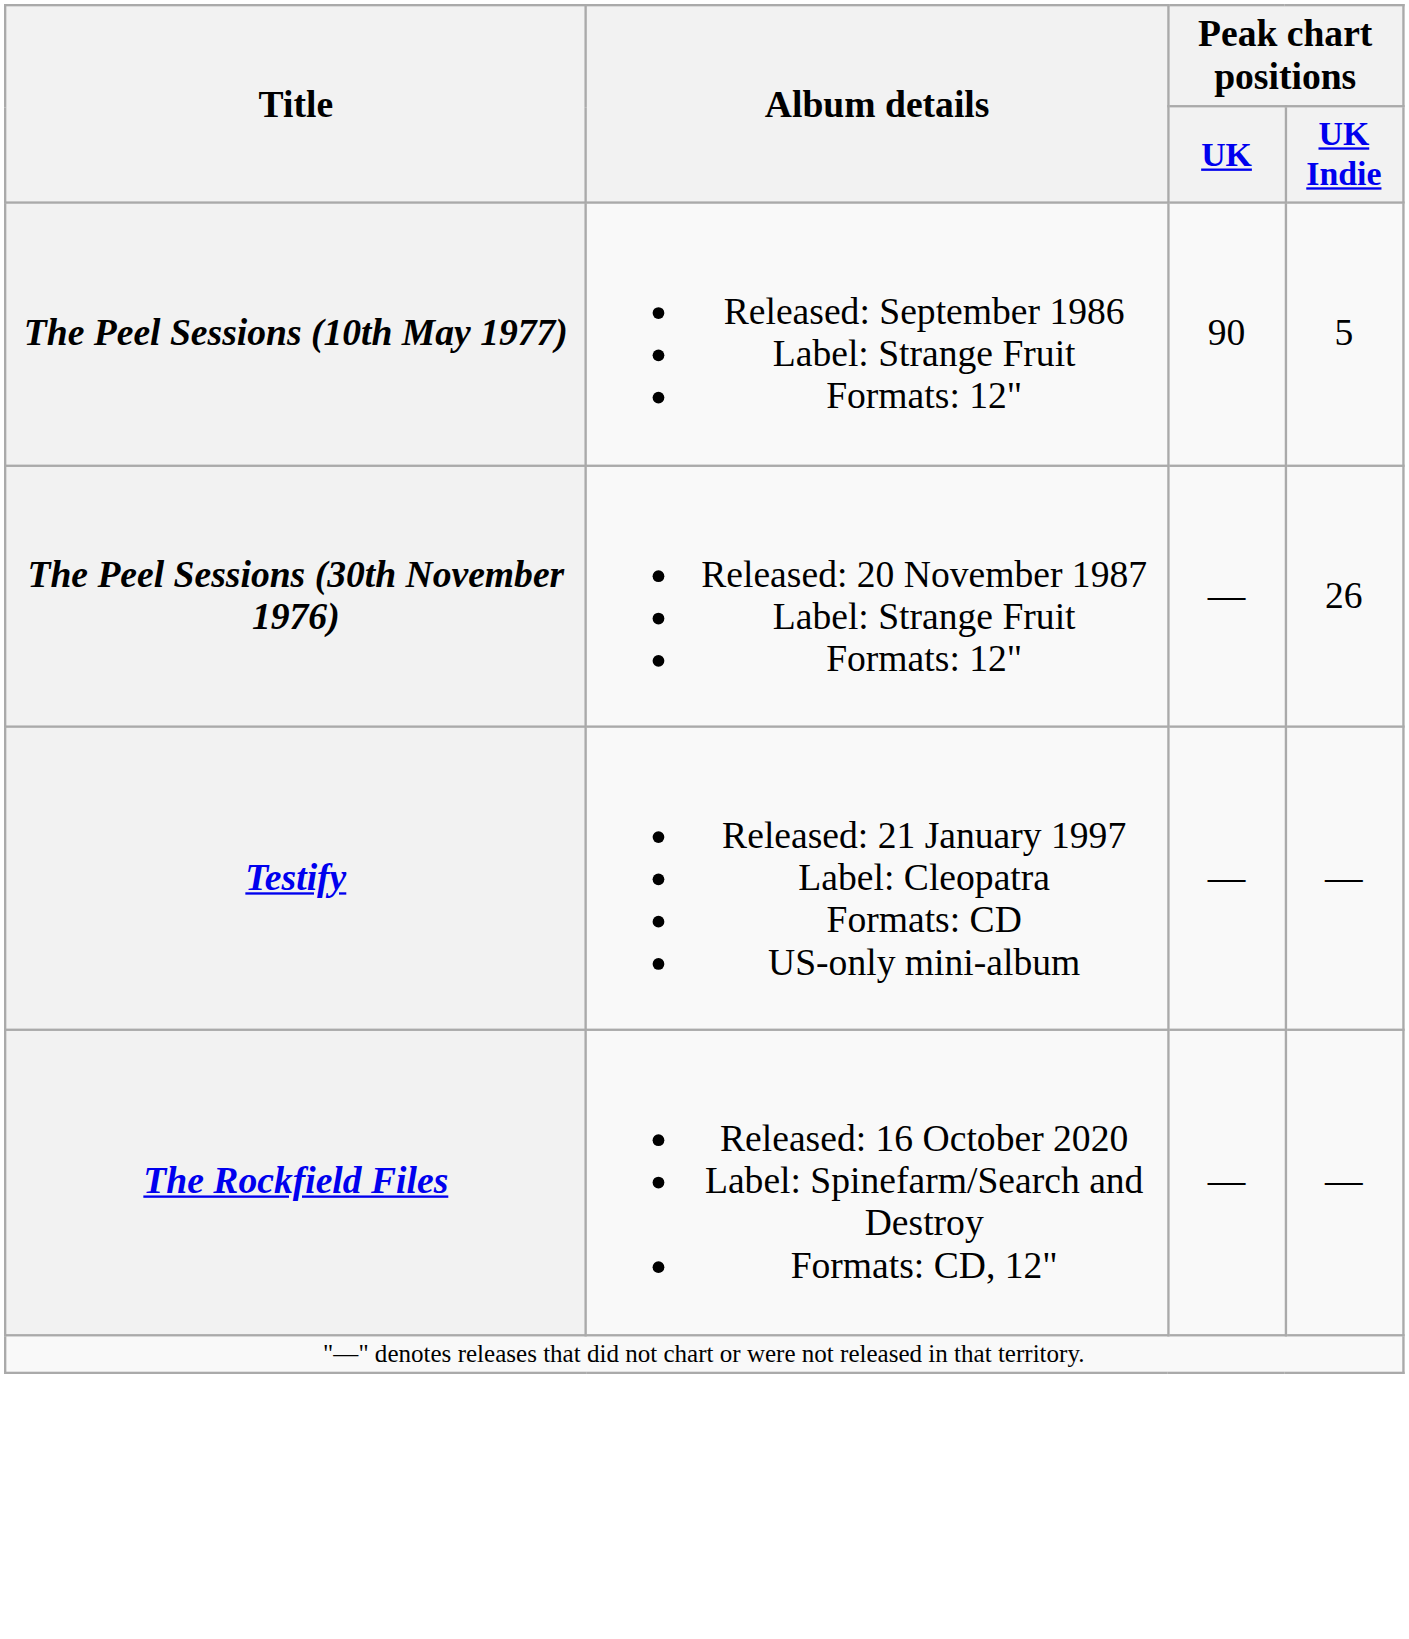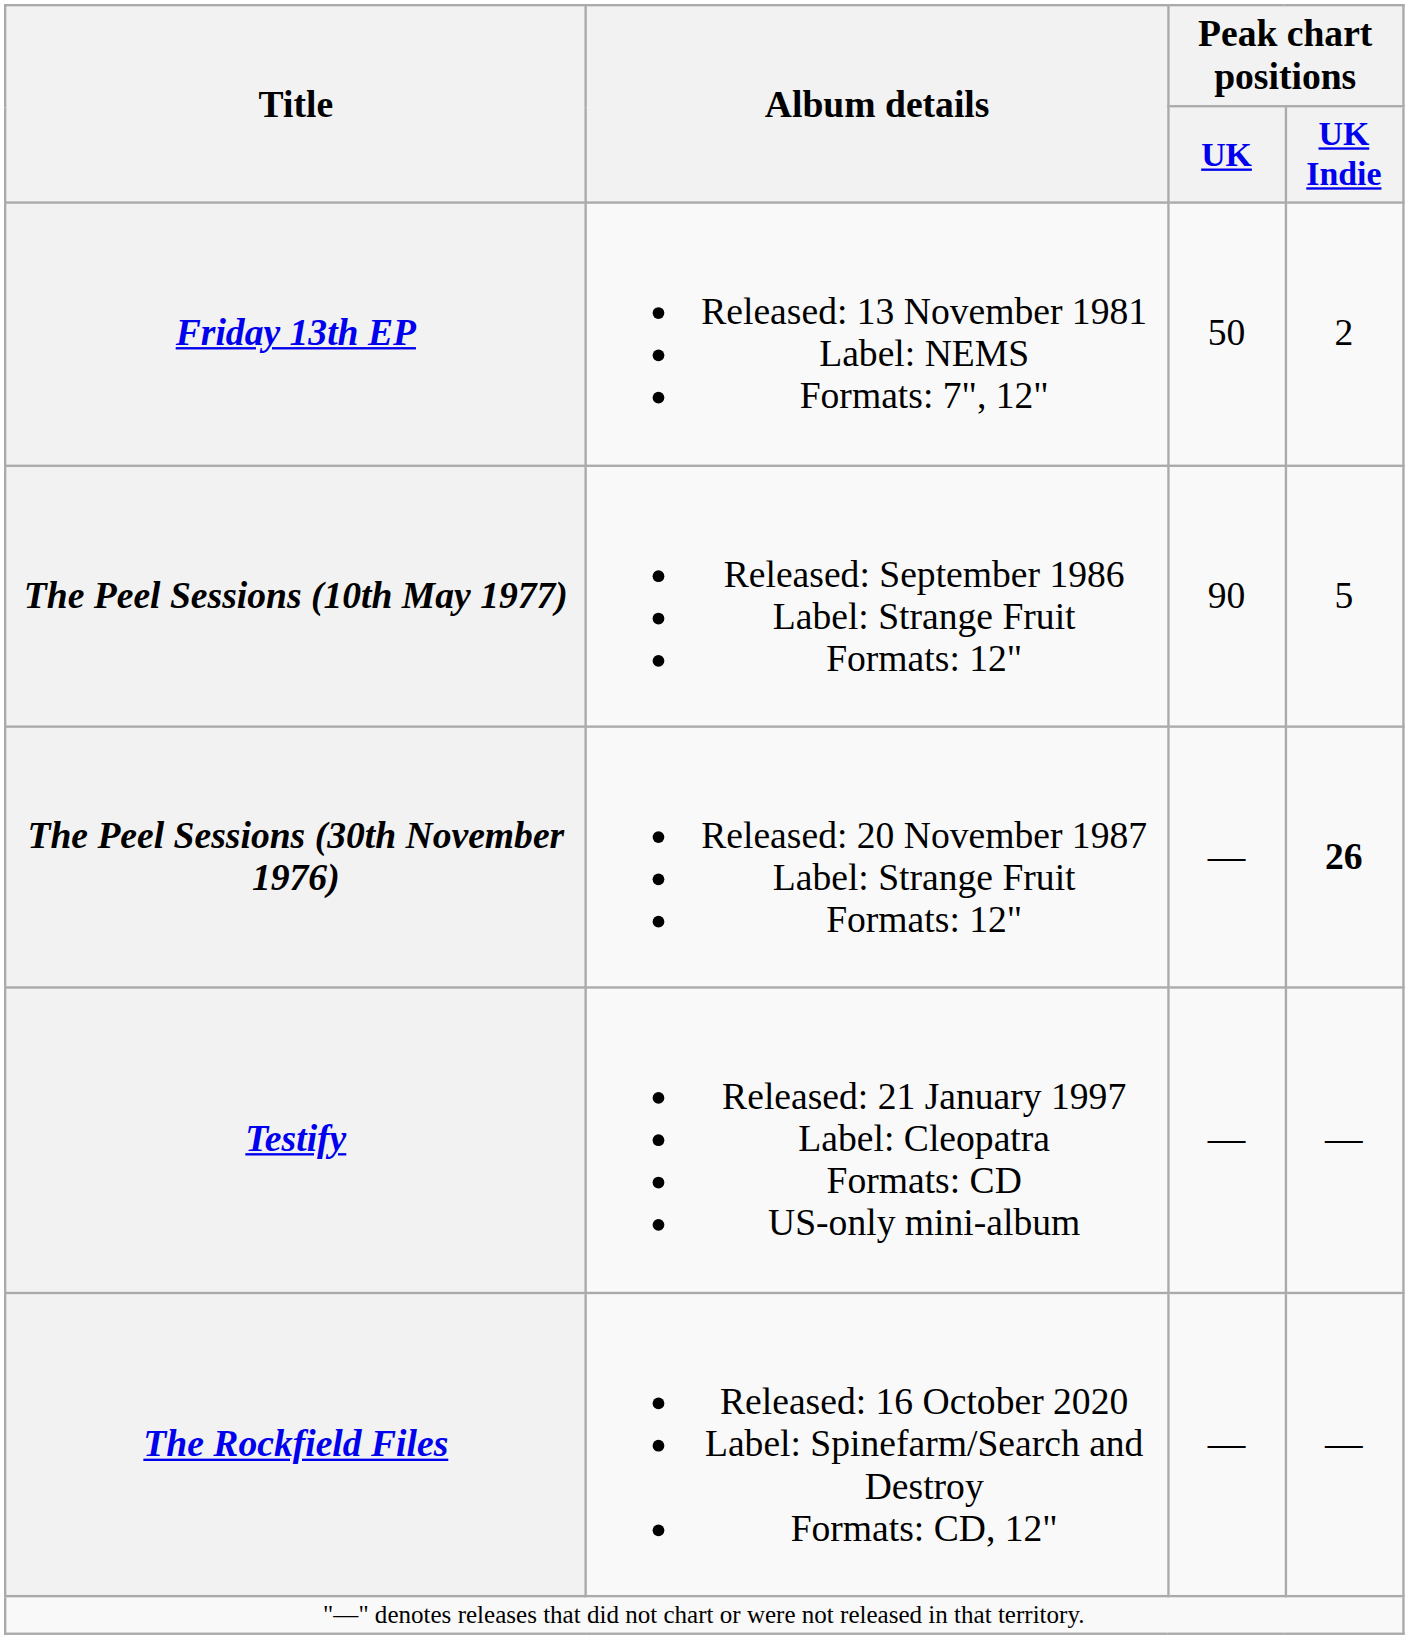+ row: (296, 333)
(1344, 594) normal -> (1344, 856) bold
